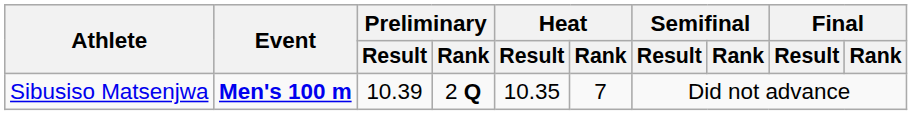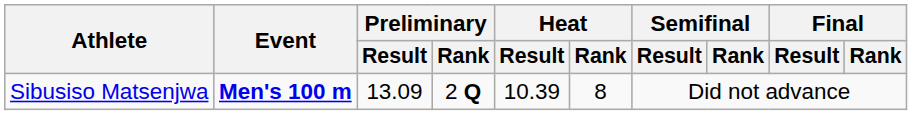(394, 92) 10.39 -> (394, 92) 13.09
(532, 92) 10.35 -> (532, 92) 10.39
(601, 92) 7 -> (601, 92) 8
